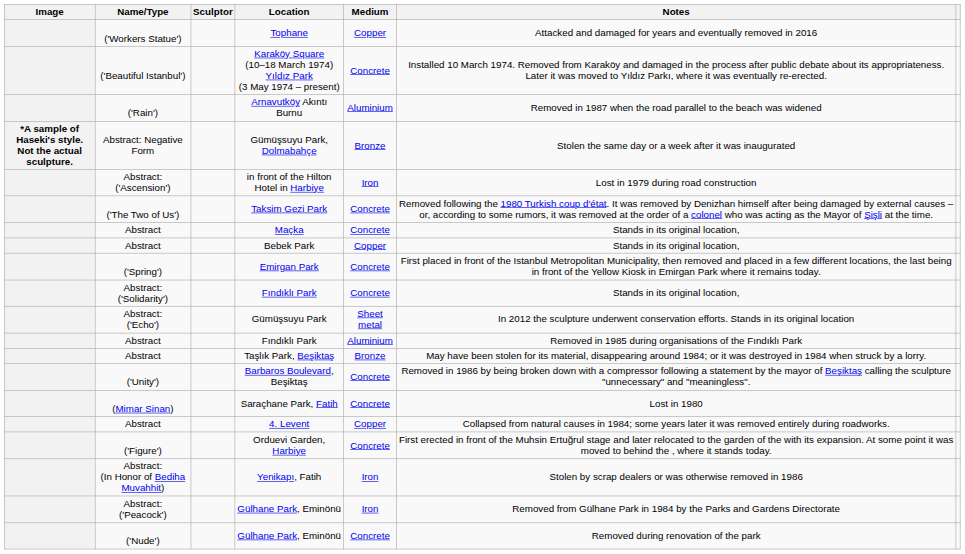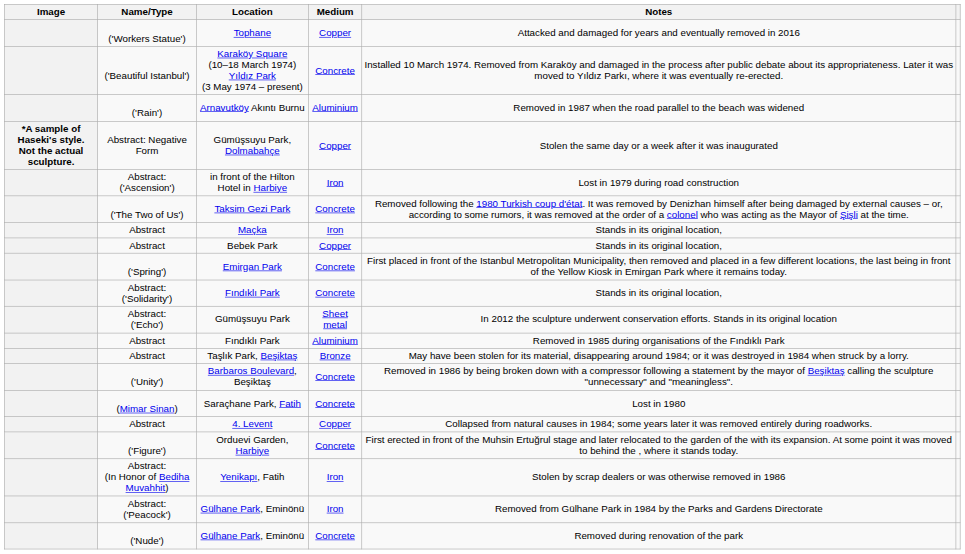- column: (213, 12)
(370, 145) Bronze -> (335, 145) Copper
(370, 230) Concrete -> (335, 230) Iron
